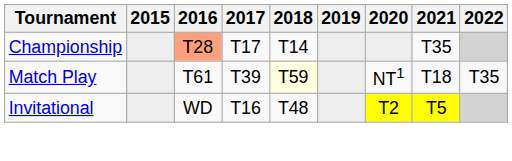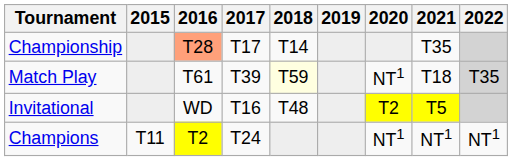(484, 77) no background -> (484, 77) lightgrey background
+ row: (54, 138)
